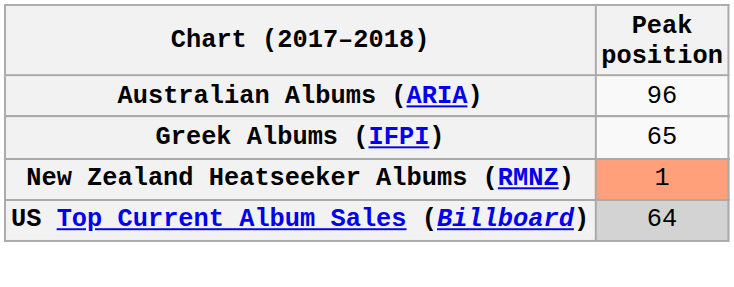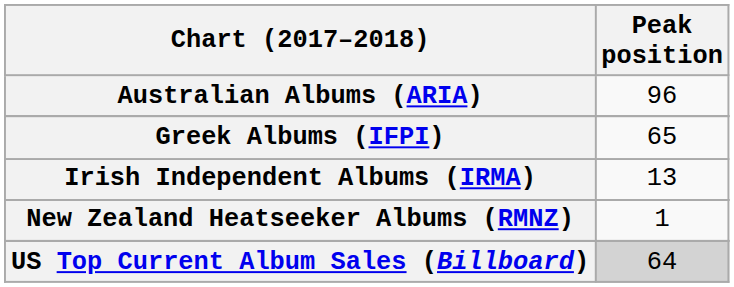+ row: (300, 179)
(662, 179) lightsalmon background -> (662, 220) no background
